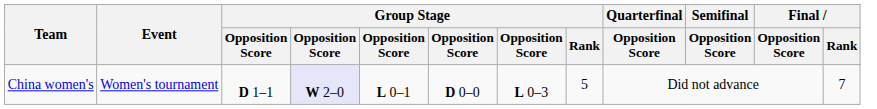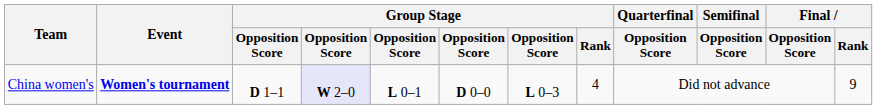(159, 85) normal -> (165, 85) bold
(584, 85) 5 -> (595, 85) 4
(842, 85) 7 -> (853, 85) 9
